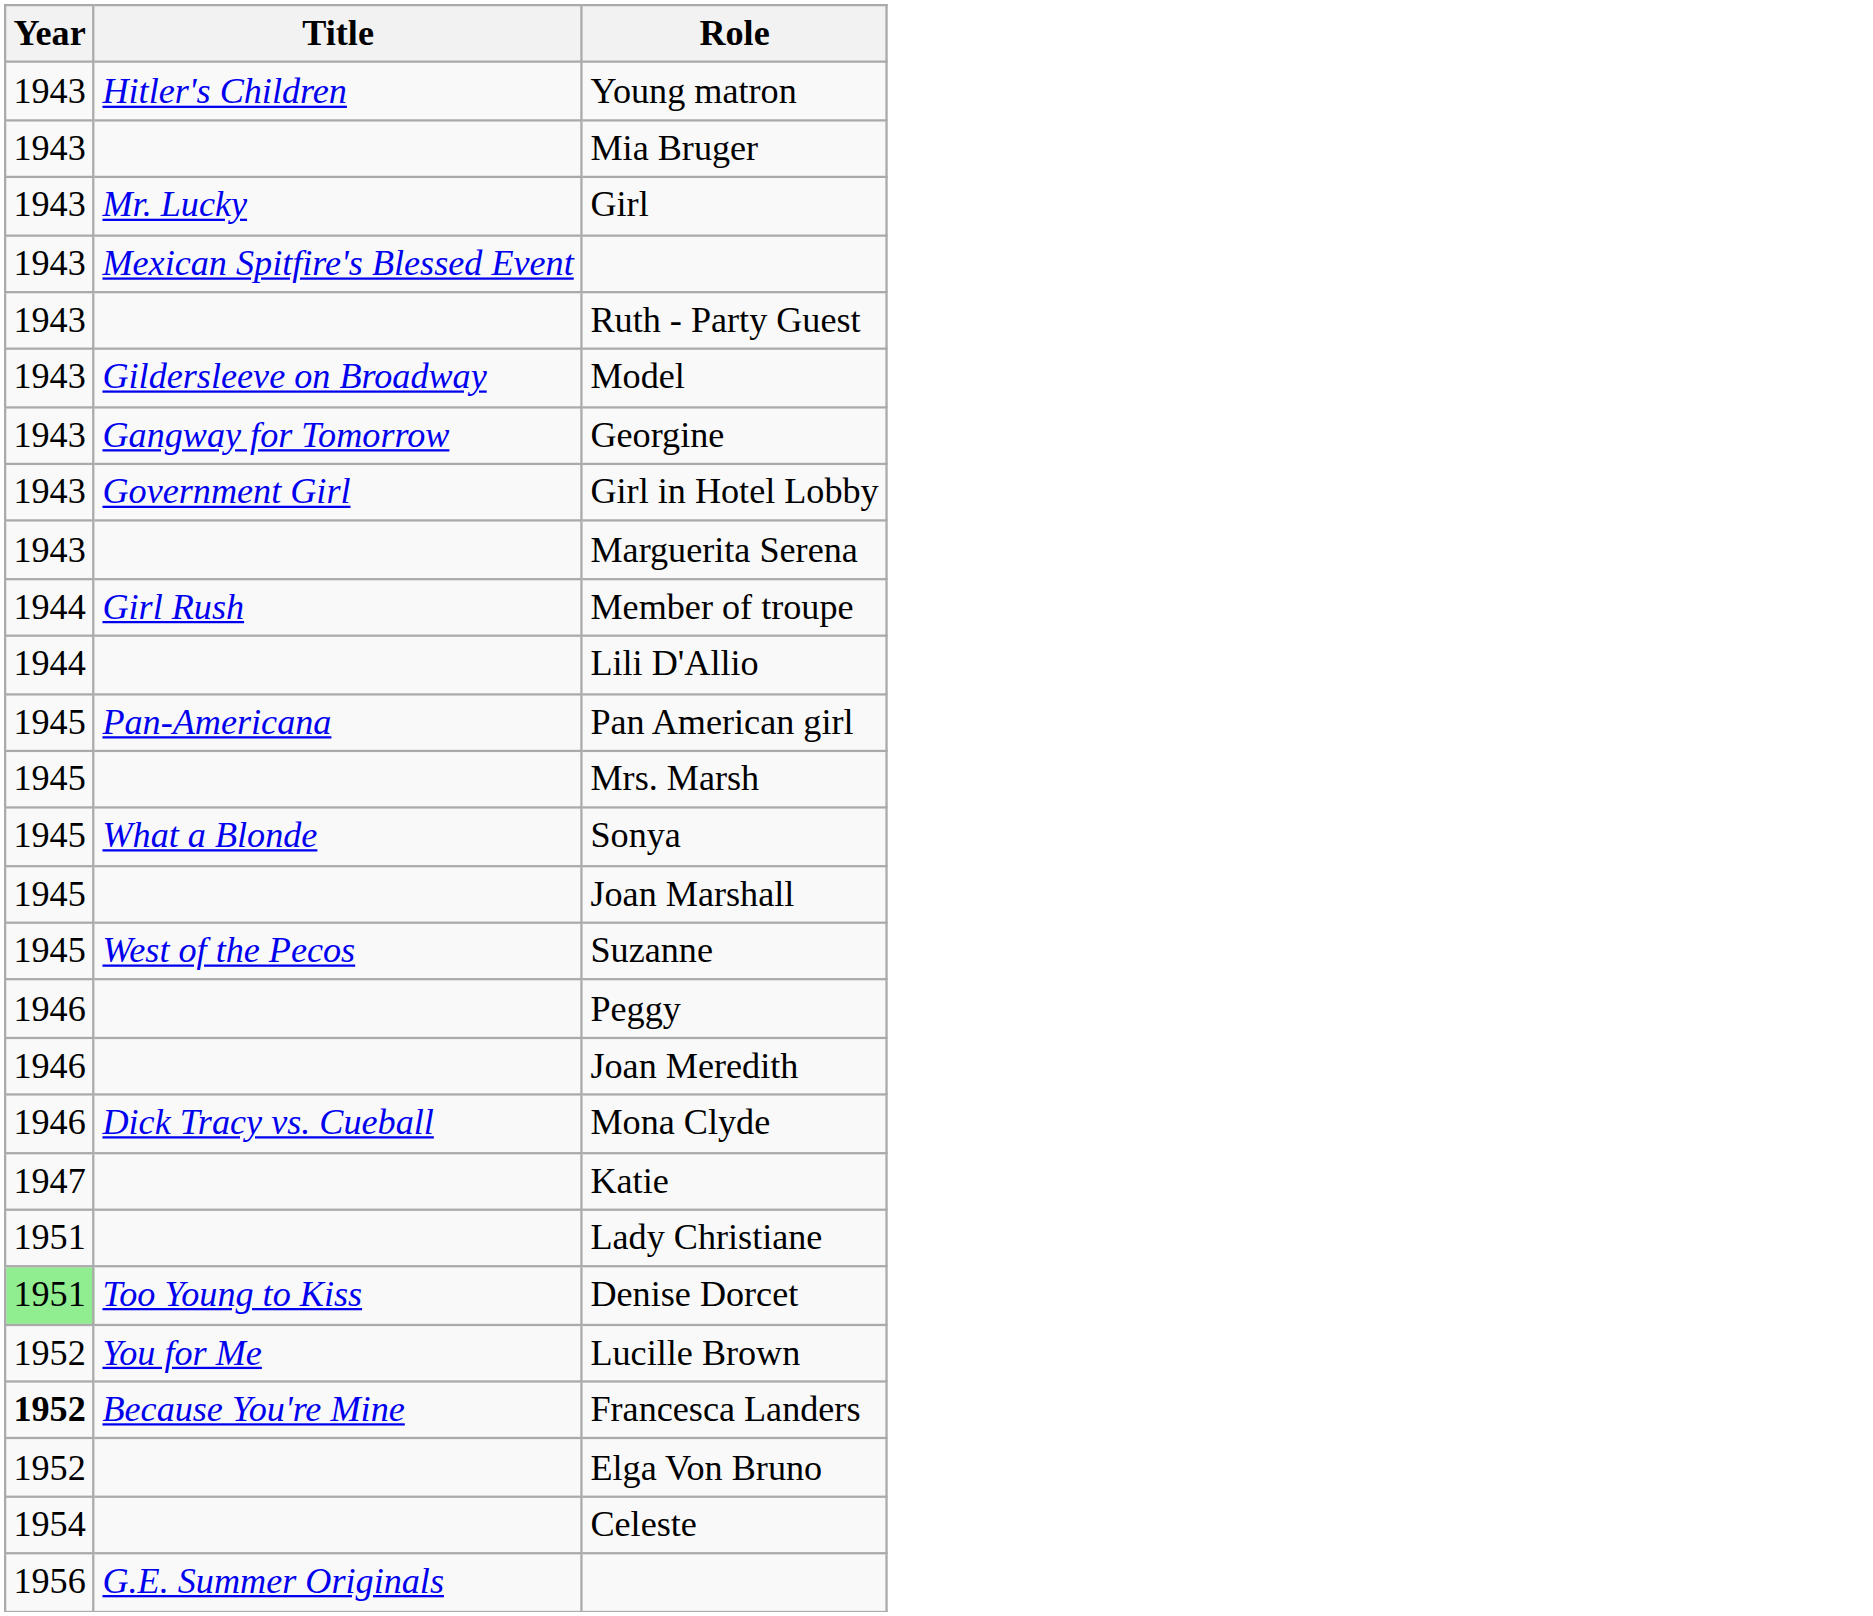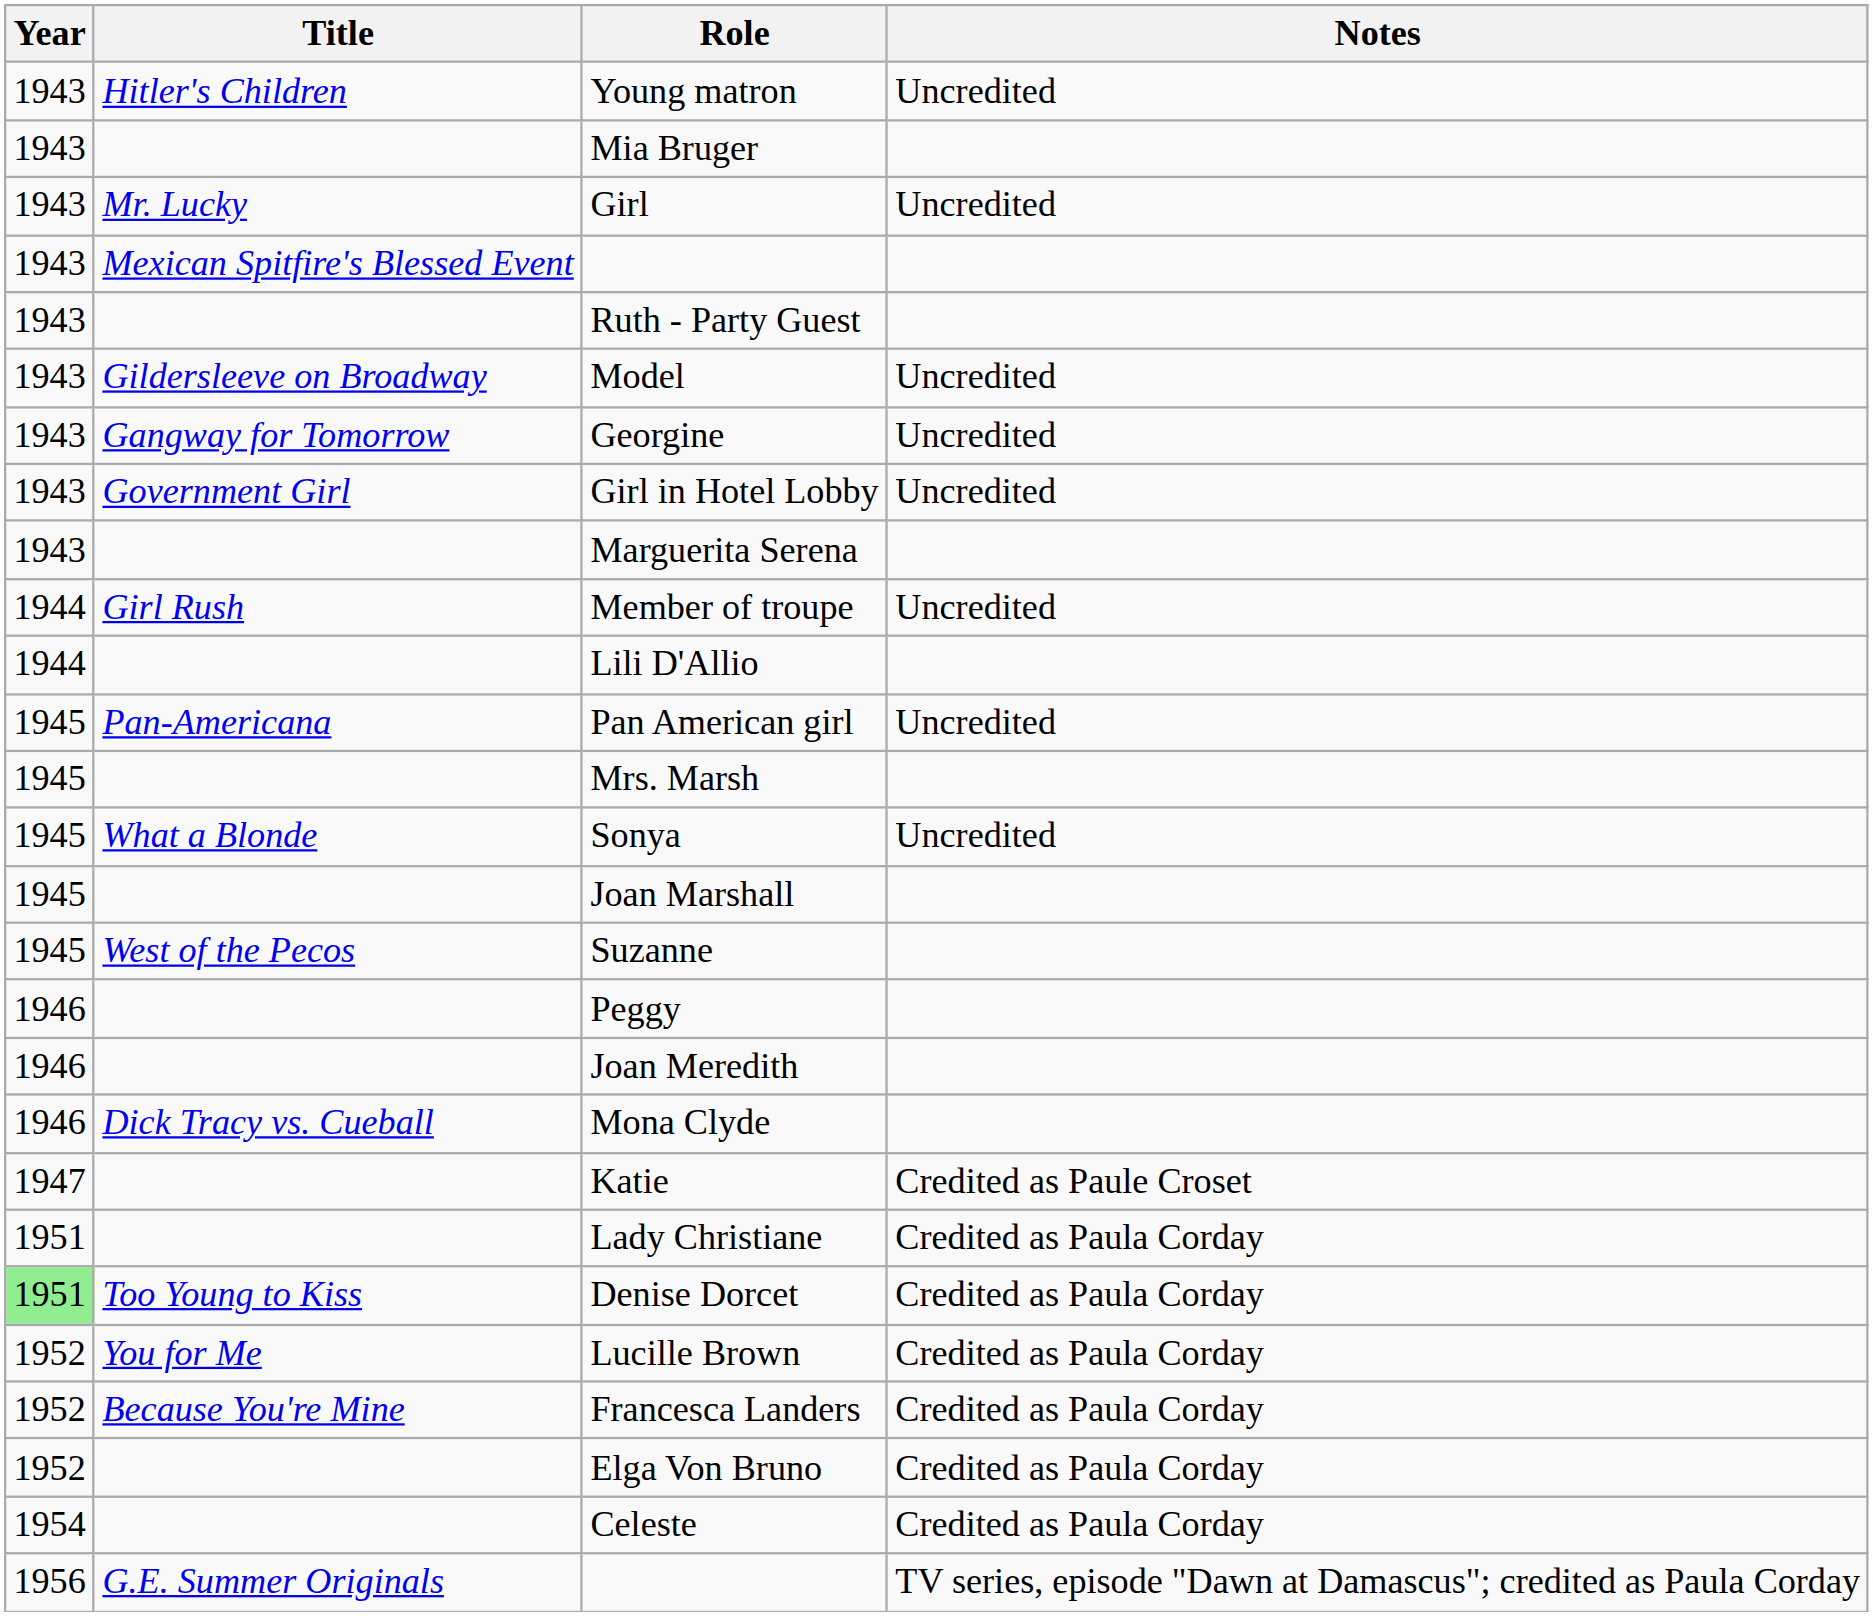+ column: (1378, 33)
(50, 1409) bold -> (50, 1409) normal
